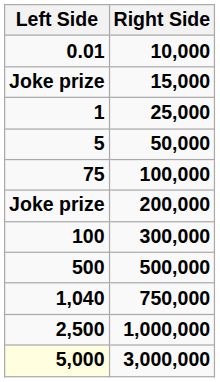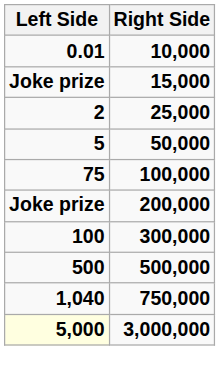(99, 112) 1 -> (99, 112) 2
- row: (167, 329)
